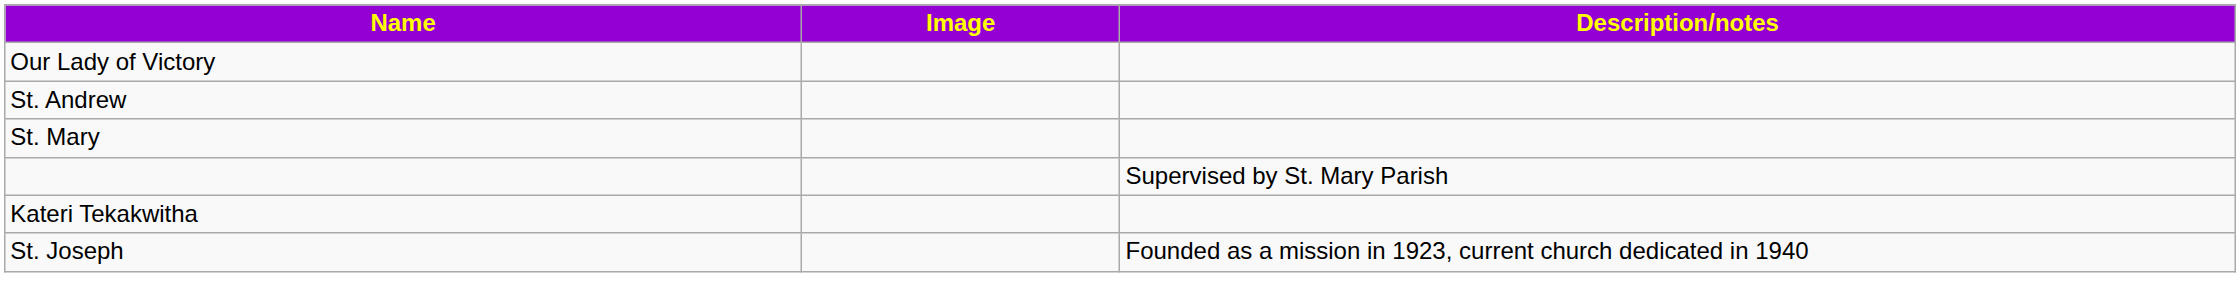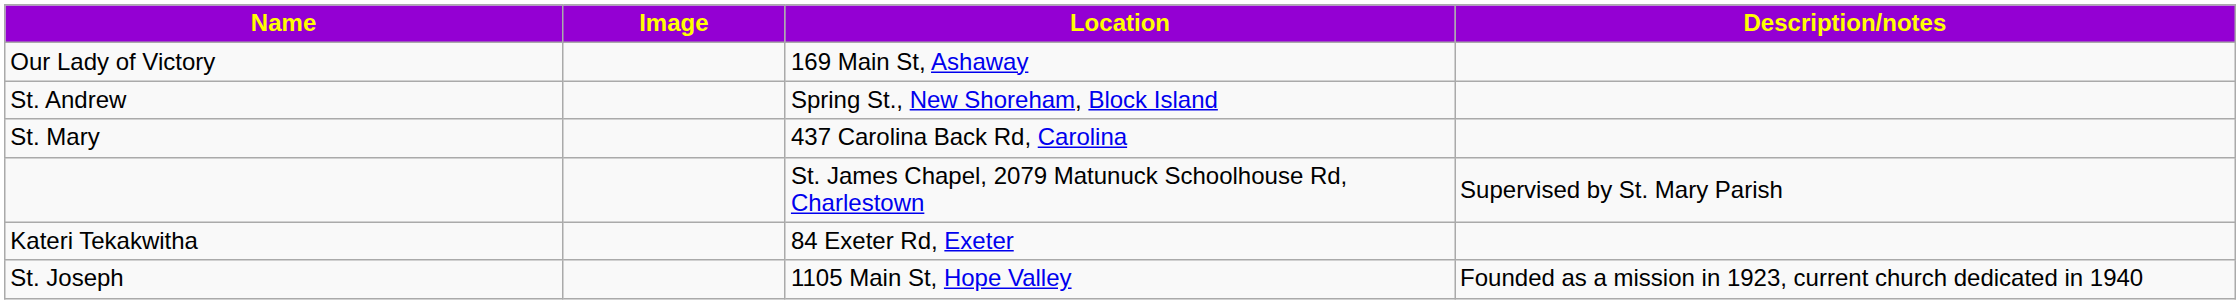+ column: (1120, 23)
